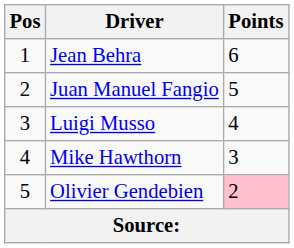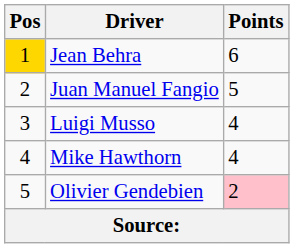(25, 55) no background -> (25, 55) gold background
(234, 158) 3 -> (234, 158) 4
